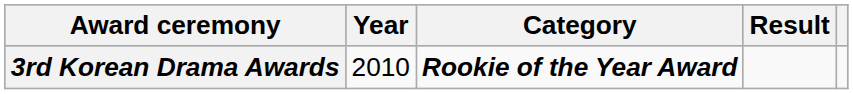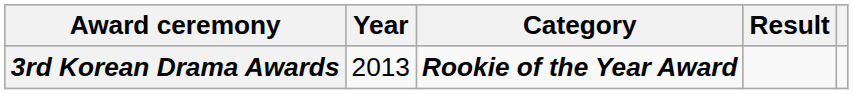(381, 66) 2010 -> (381, 66) 2013
